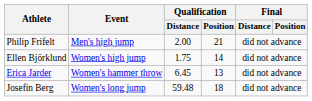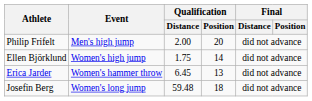(219, 42) 21 -> (219, 42) 20
